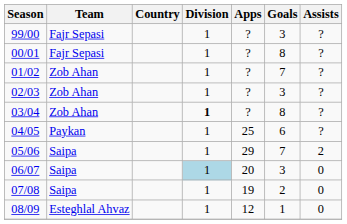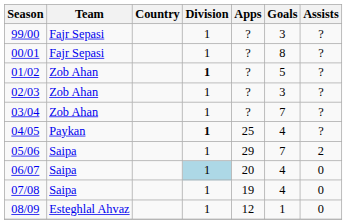(207, 72) normal -> (207, 72) bold
(282, 72) 7 -> (282, 72) 5
(207, 111) bold -> (207, 111) normal
(282, 111) 8 -> (282, 111) 7
(207, 131) normal -> (207, 131) bold
(282, 131) 6 -> (282, 131) 4
(282, 170) 3 -> (282, 170) 4
(282, 190) 2 -> (282, 190) 4
